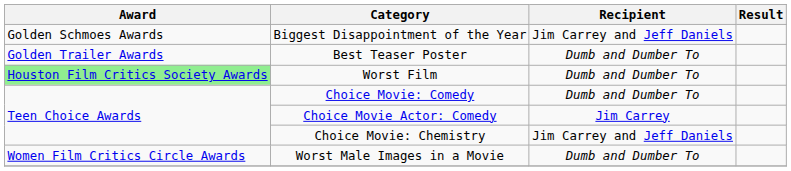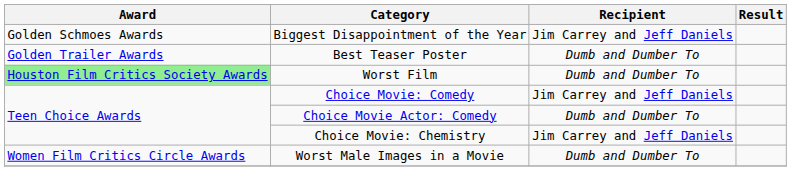(633, 95) Dumb and Dumber To -> (633, 95) Jim Carrey and Jeff Daniels
(633, 115) Jim Carrey -> (633, 115) Dumb and Dumber To
